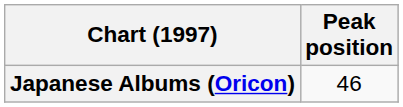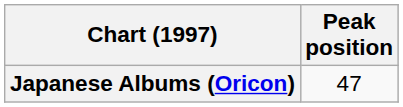(349, 83) 46 -> (349, 83) 47
